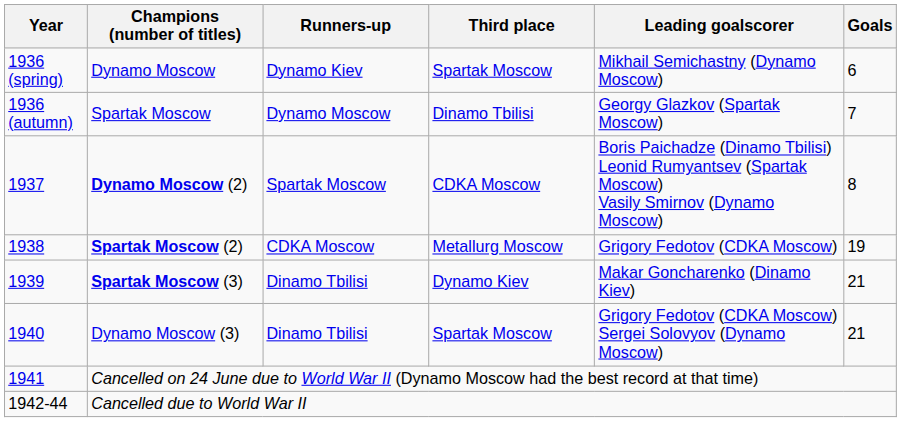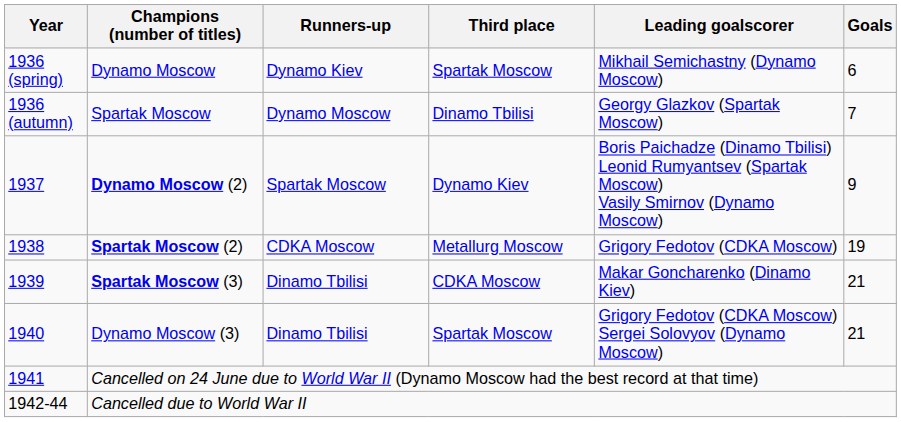(486, 185) CDKA Moscow -> (480, 185) Dynamo Kiev
(852, 185) 8 -> (852, 185) 9
(480, 281) Dynamo Kiev -> (486, 281) CDKA Moscow
